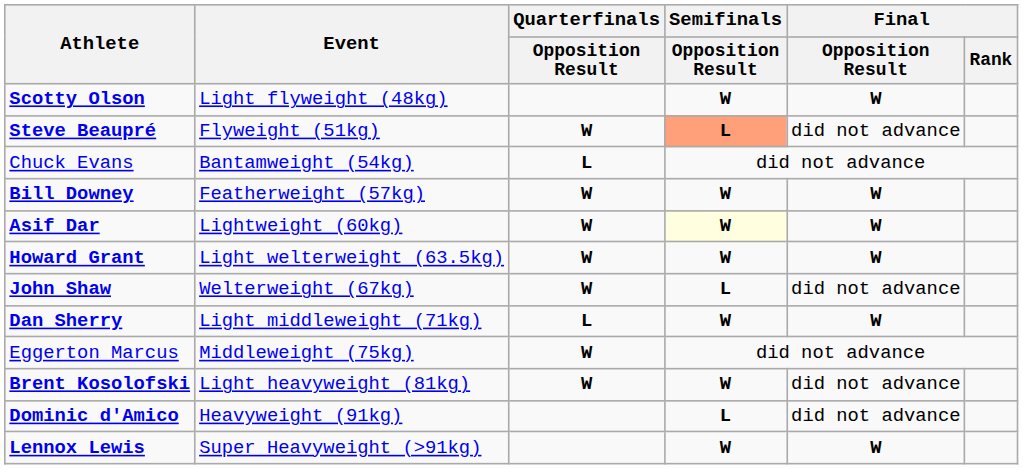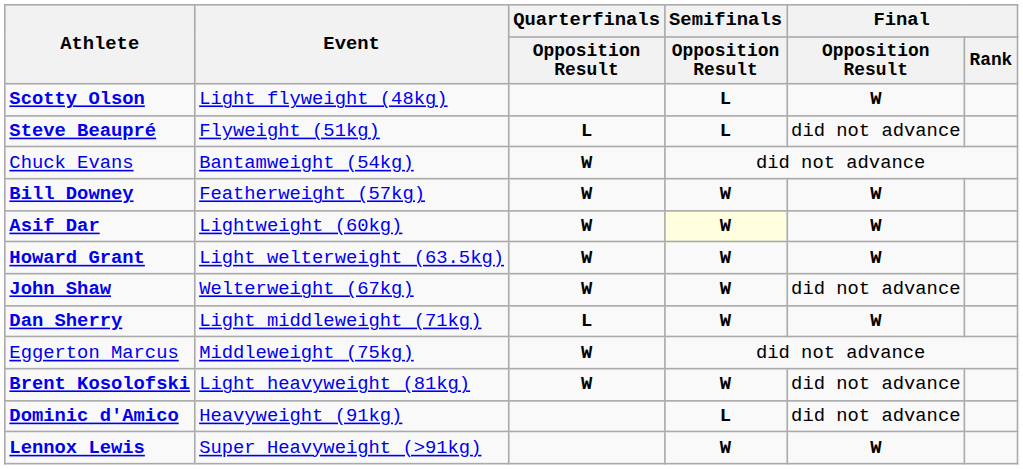(726, 99) W -> (726, 99) L
(587, 131) W -> (587, 131) L
(726, 131) lightsalmon background -> (726, 131) no background
(587, 163) L -> (587, 163) W
(726, 289) L -> (726, 289) W
